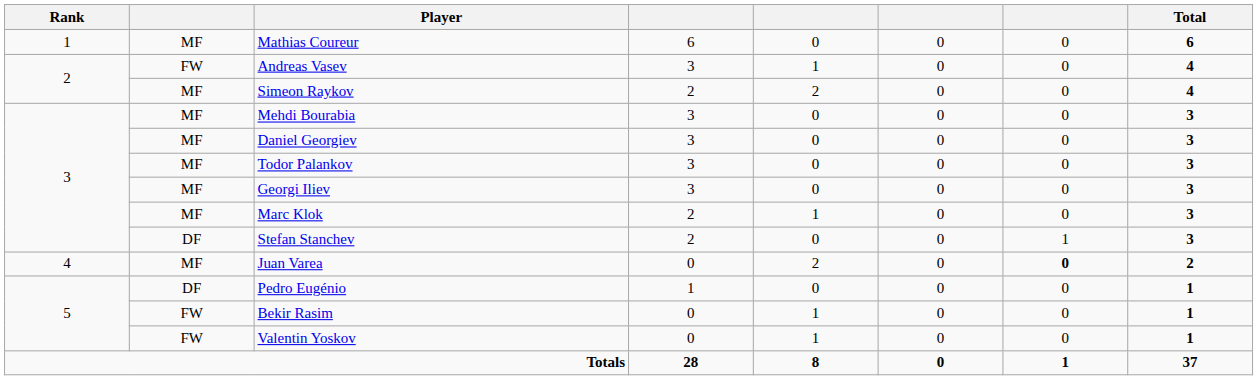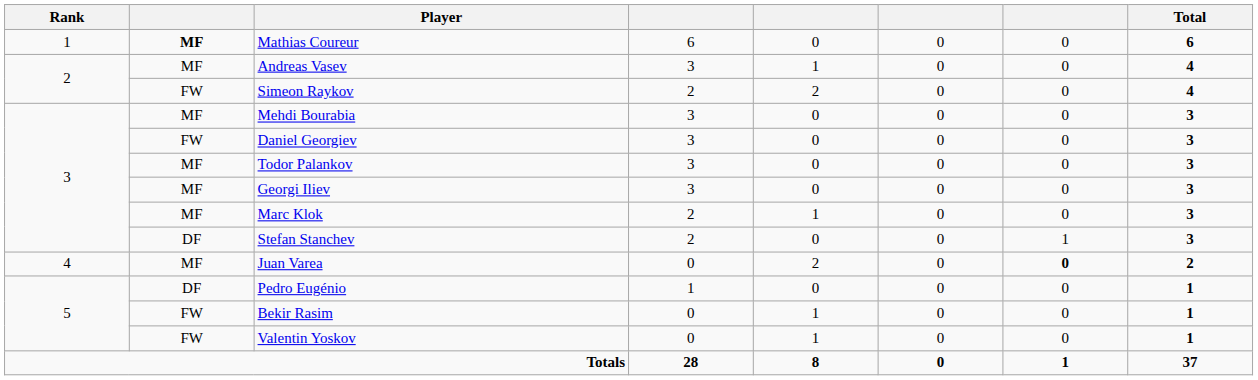(192, 41) normal -> (192, 41) bold
(192, 66) FW -> (192, 66) MF
(192, 91) MF -> (192, 91) FW
(192, 140) MF -> (192, 140) FW
